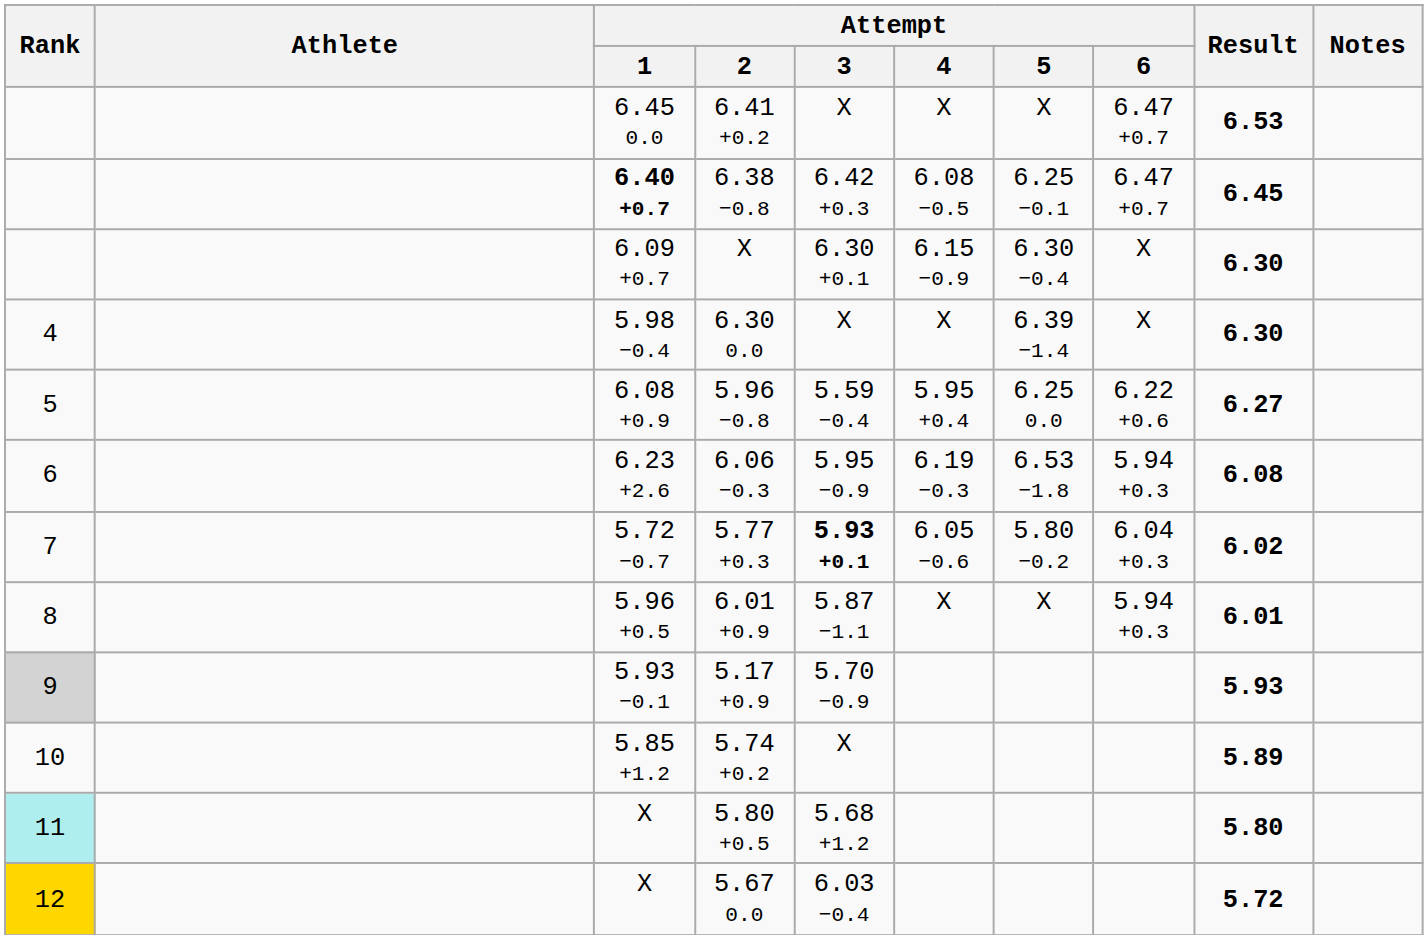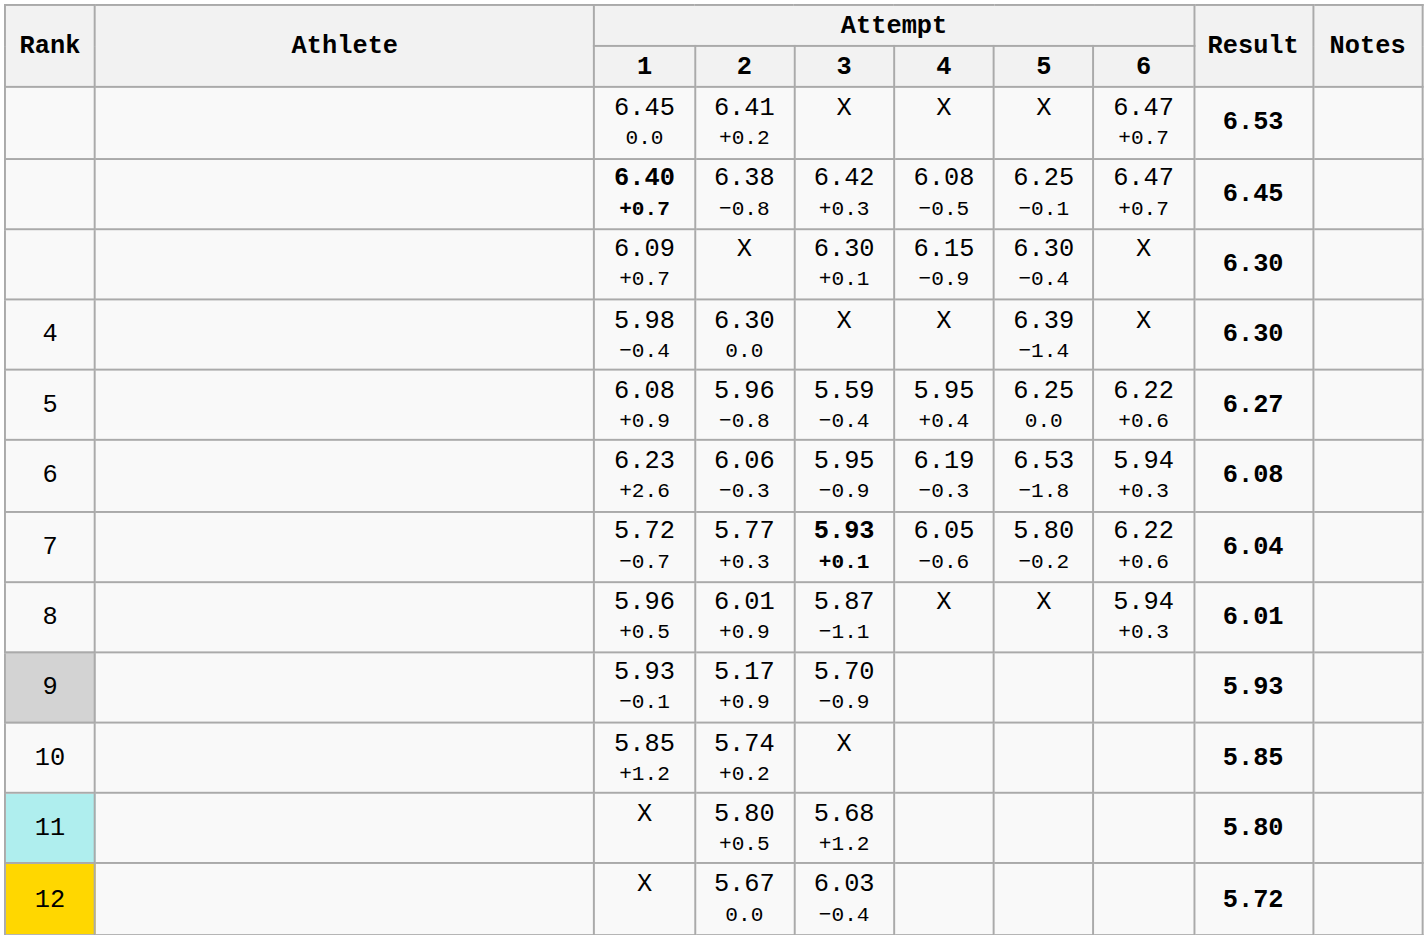(1144, 545) 6.04 +0.3 -> (1144, 545) 6.22 +0.6
(1253, 546) 6.02 -> (1253, 546) 6.04
(1253, 758) 5.89 -> (1253, 758) 5.85
